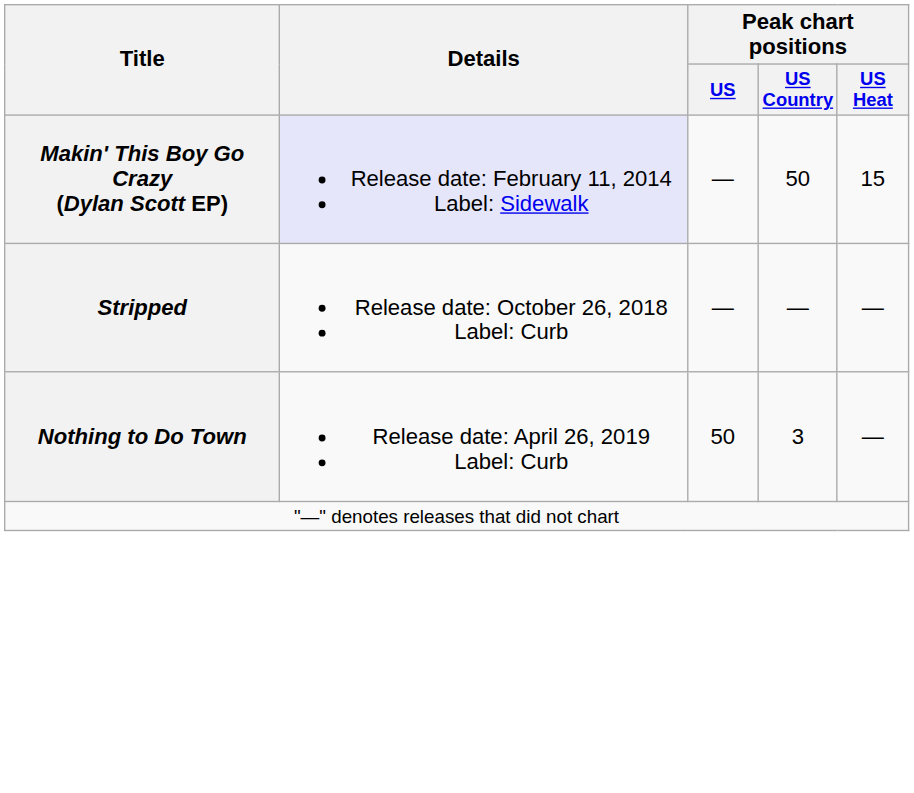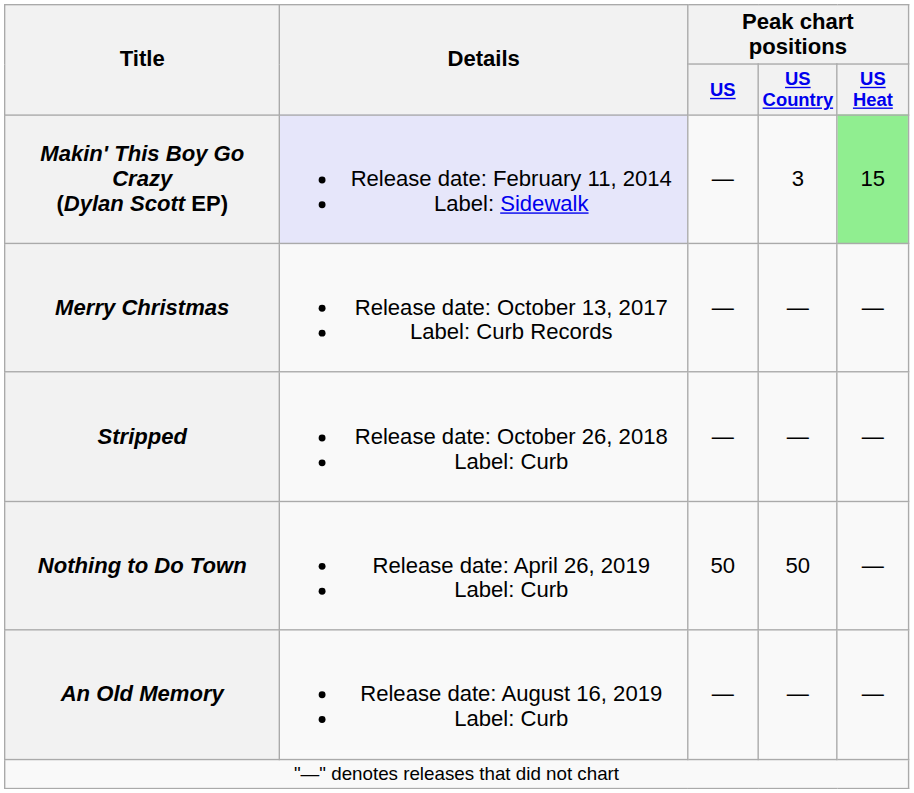(798, 178) 50 -> (798, 178) 3
(873, 178) no background -> (873, 178) lightgreen background
+ row: (142, 307)
(798, 436) 3 -> (798, 565) 50
+ row: (142, 694)
